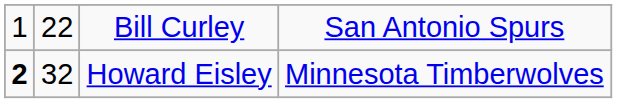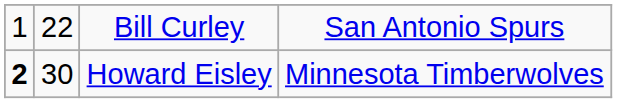(57, 73) 32 -> (57, 73) 30
